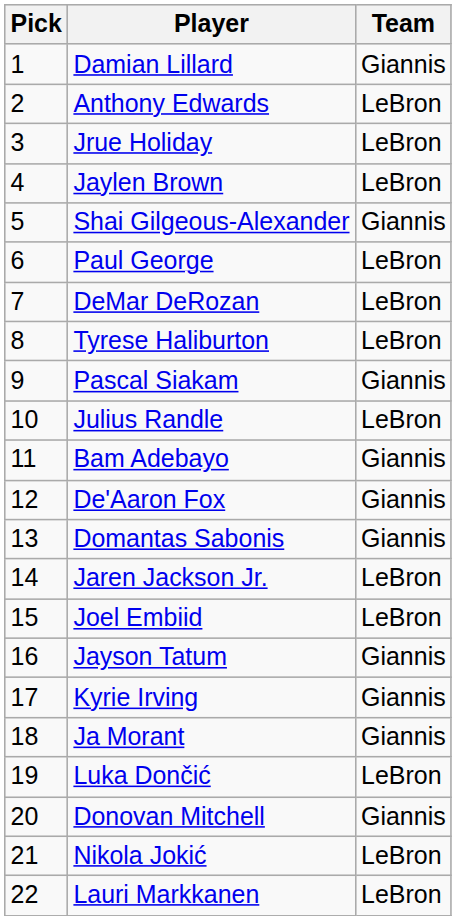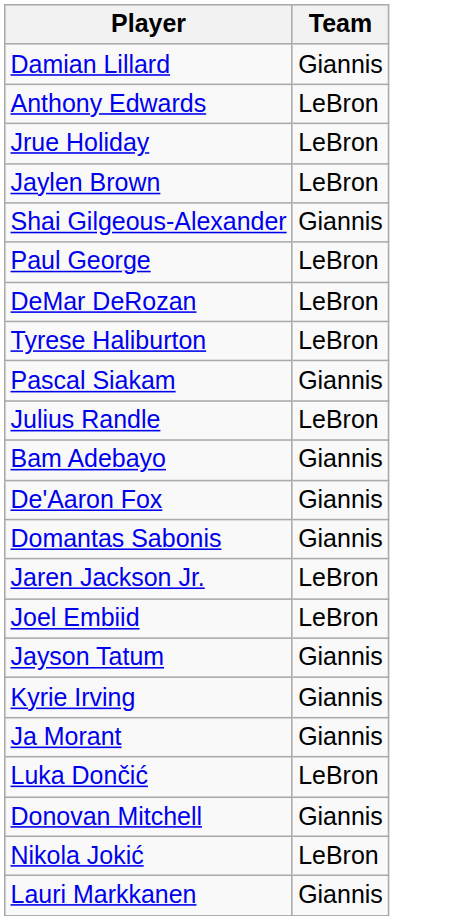- column: (36, 24)
(401, 895) LeBron -> (340, 895) Giannis
